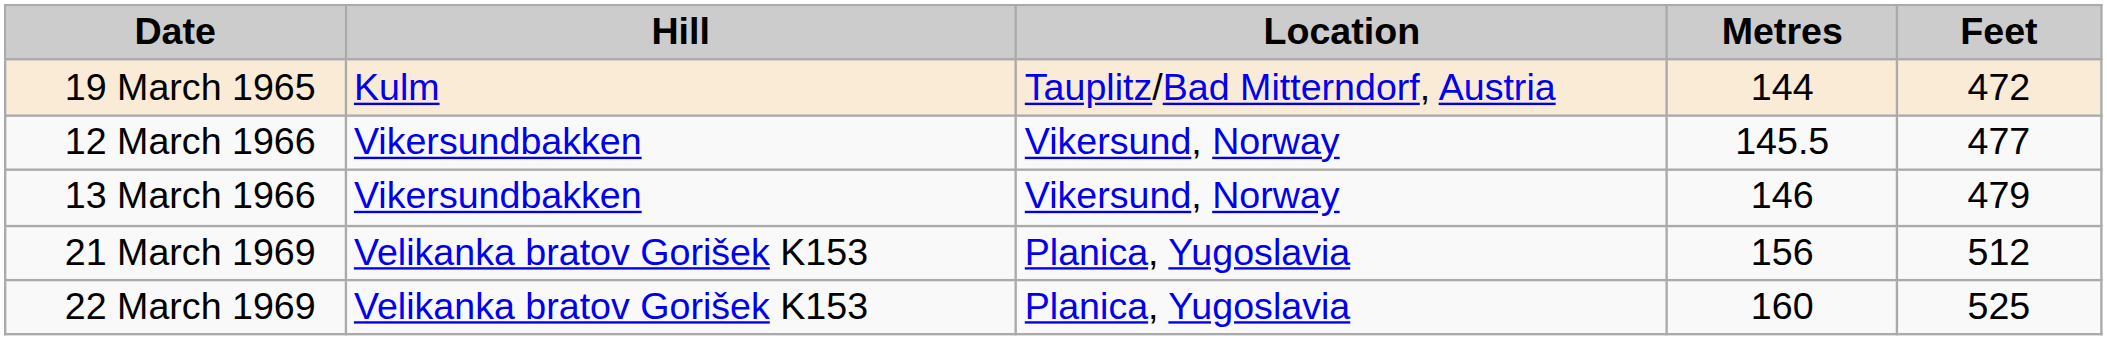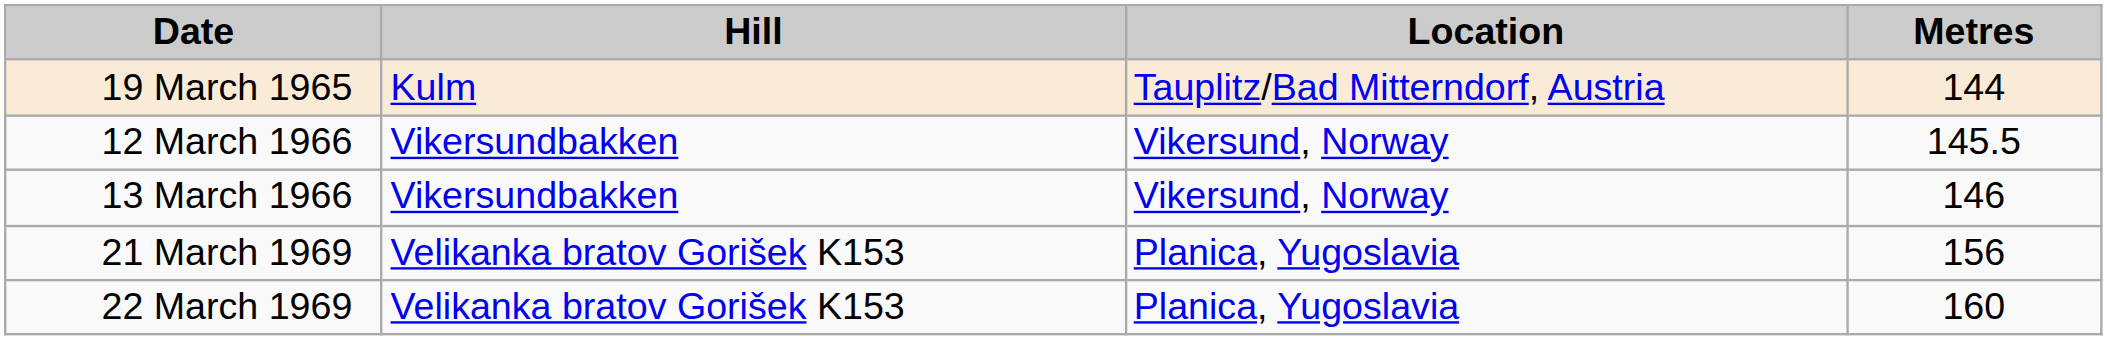- column: (1999, 31)
